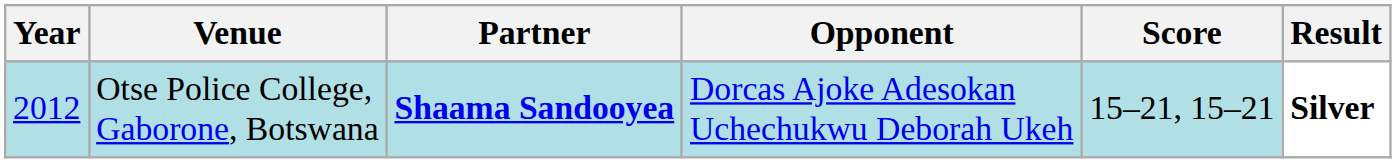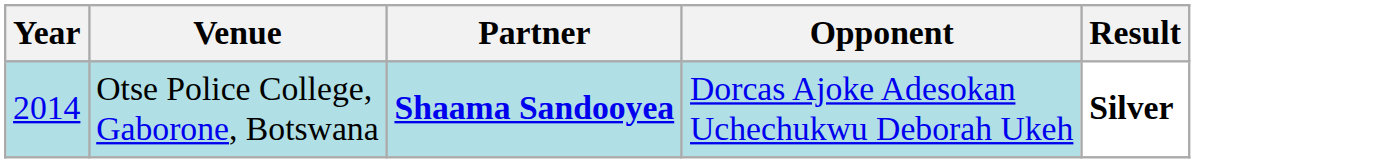- column: (1182, 32)
(47, 108) 2012 -> (47, 108) 2014
